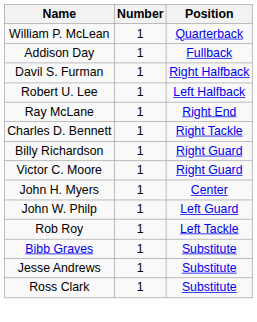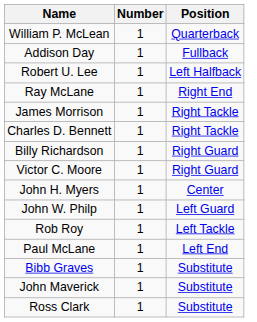- row: (59, 72)
+ row: (59, 111)
+ row: (59, 248)
+ row: (59, 287)
- row: (59, 268)
